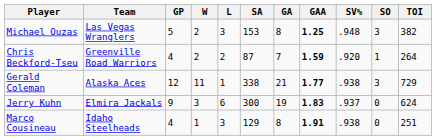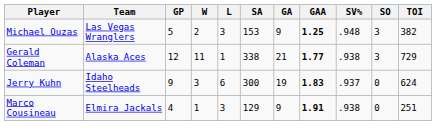(279, 32) 8 -> (279, 32) 9
- row: (42, 57)
(124, 103) Elmira Jackals -> (113, 83) Idaho Steelheads
(113, 123) Idaho Steelheads -> (124, 108) Elmira Jackals
(279, 123) 8 -> (279, 108) 9
